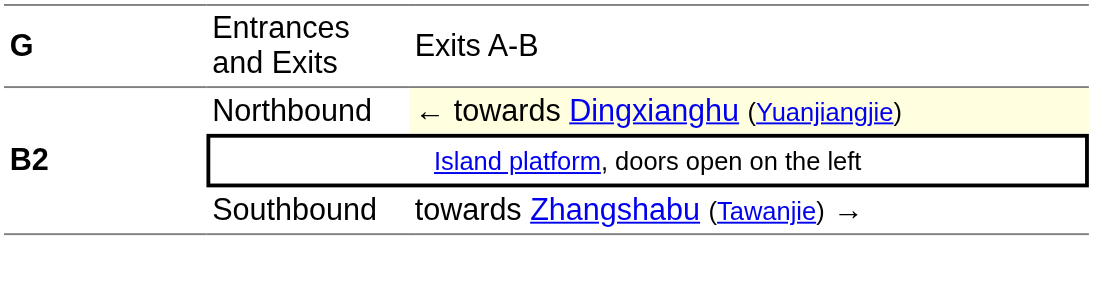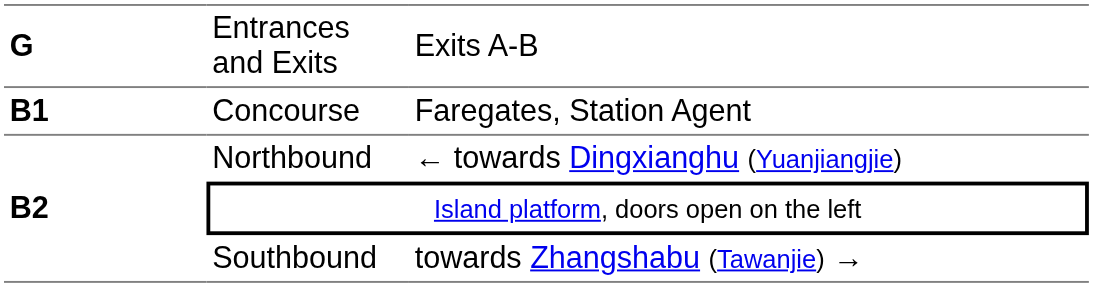+ row: (286, 110)
(658, 110) lightyellow background -> (658, 158) no background
